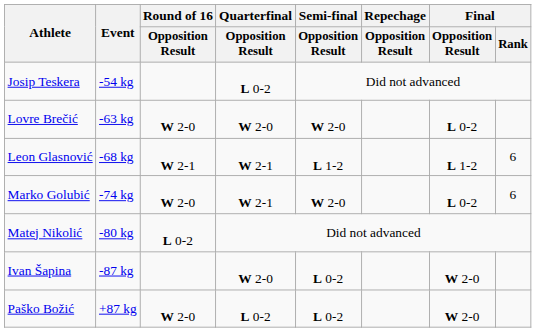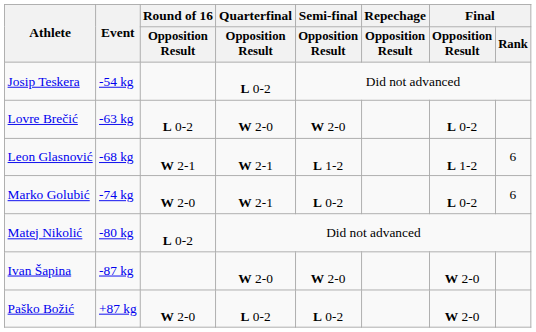(178, 127) W 2-0 -> (178, 127) L 0-2
(328, 203) W 2-0 -> (328, 203) L 0-2
(328, 279) L 0-2 -> (328, 279) W 2-0
